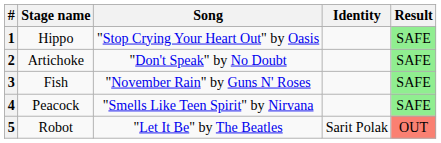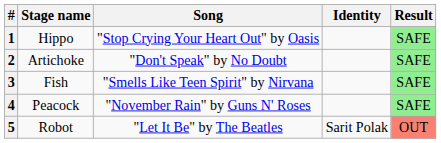(208, 82) "November Rain" by Guns N' Roses -> (208, 82) "Smells Like Teen Spirit" by Nirvana
(208, 104) "Smells Like Teen Spirit" by Nirvana -> (208, 104) "November Rain" by Guns N' Roses
